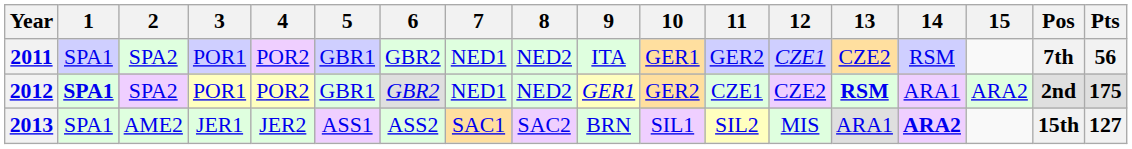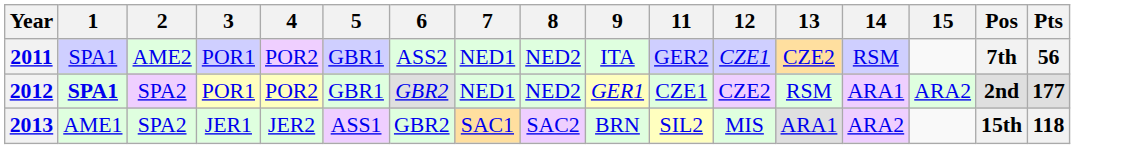- column: (672, 21)
(153, 56) SPA2 -> (162, 56) AME2
(413, 56) GBR2 -> (422, 56) ASS2
(865, 90) bold -> (809, 90) normal
(1105, 90) 175 -> (1049, 90) 177
(88, 125) SPA1 -> (93, 125) AME1
(153, 125) AME2 -> (162, 125) SPA2
(413, 125) ASS2 -> (422, 125) GBR2
(932, 125) bold -> (876, 125) normal
(1105, 125) 127 -> (1049, 125) 118
